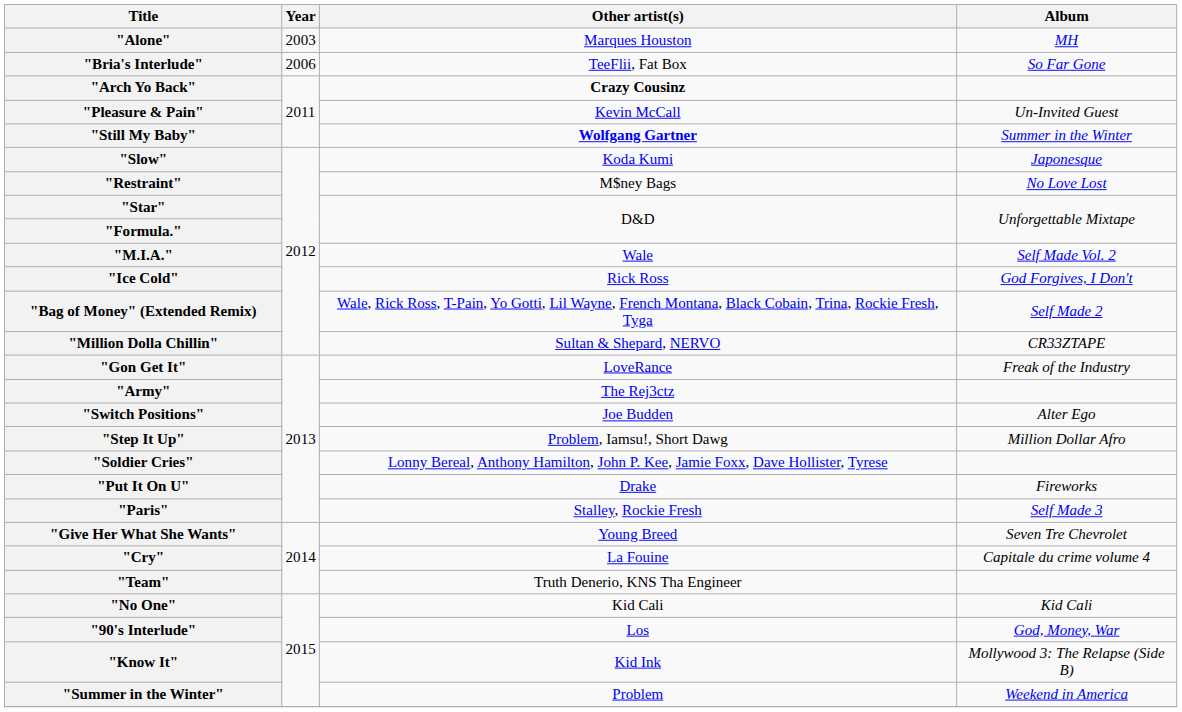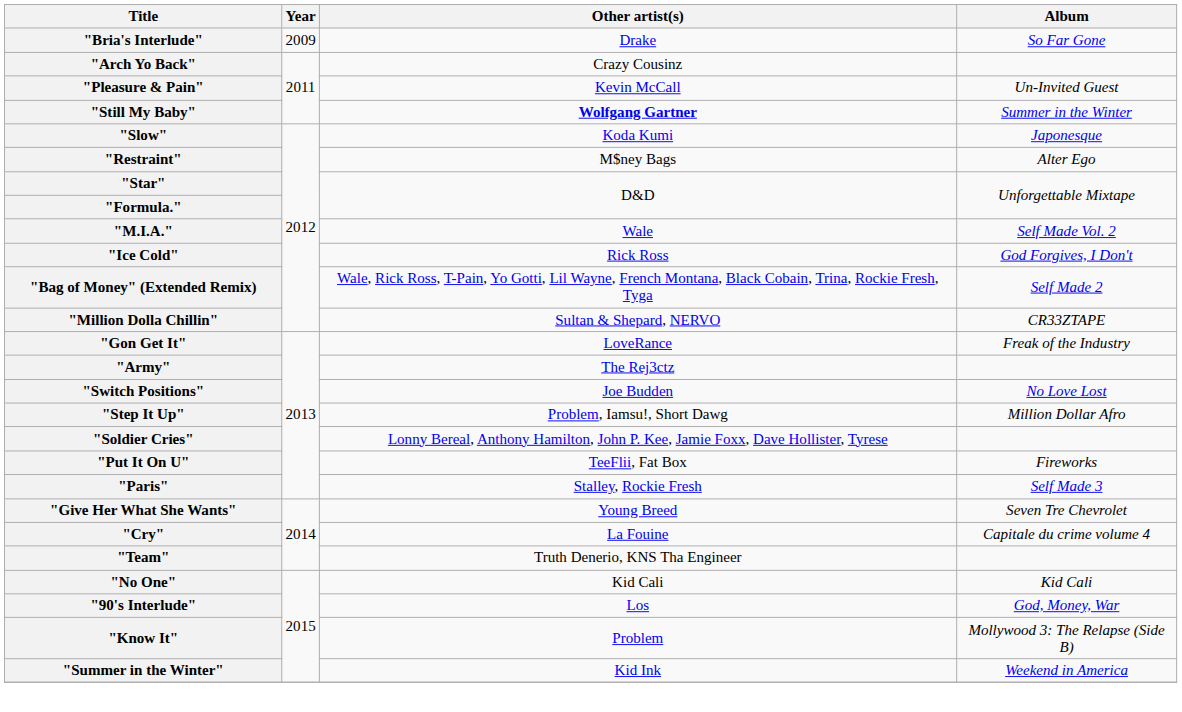- row: (143, 40)
(301, 64) 2006 -> (301, 40) 2009
(638, 64) TeeFlii, Fat Box -> (638, 40) Drake
(638, 87) bold -> (638, 64) normal
(1067, 183) No Love Lost -> (1067, 159) Alter Ego
(1067, 414) Alter Ego -> (1067, 391) No Love Lost
(638, 486) Drake -> (638, 462) TeeFlii, Fat Box
(638, 661) Kid Ink -> (638, 638) Problem
(638, 694) Problem -> (638, 670) Kid Ink
